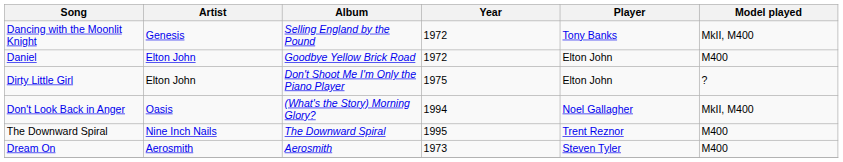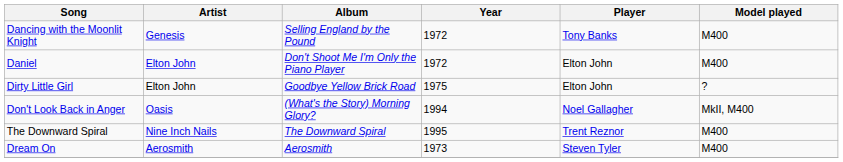(728, 35) MkII, M400 -> (715, 35) M400
(350, 58) Goodbye Yellow Brick Road -> (350, 64) Don't Shoot Me I'm Only the Piano Player
(350, 80) Don't Shoot Me I'm Only the Piano Player -> (350, 86) Goodbye Yellow Brick Road
